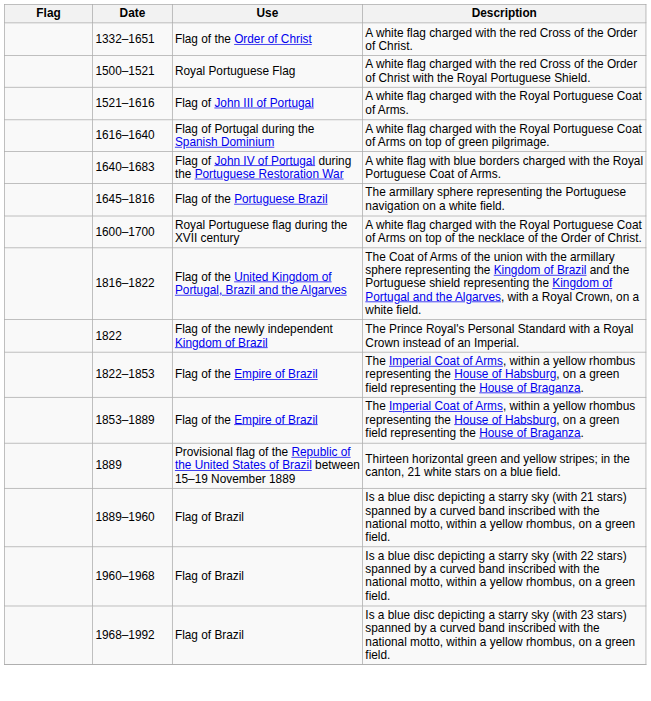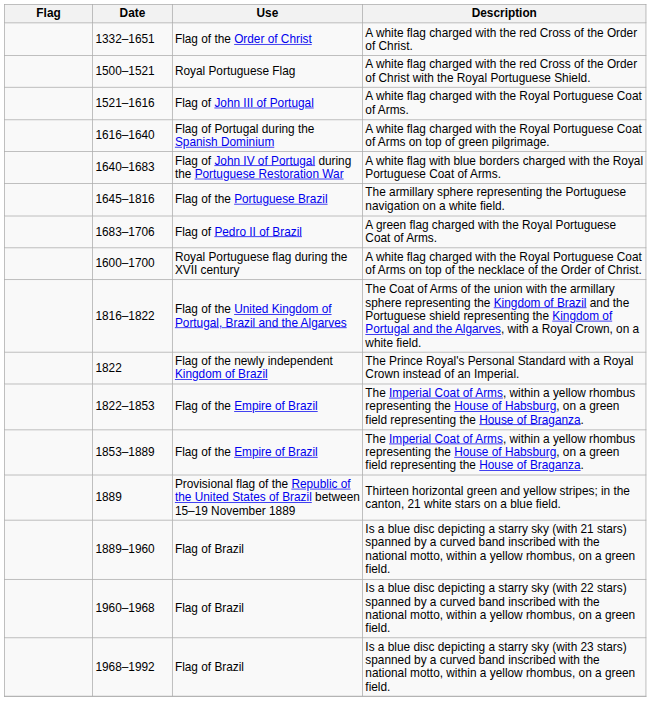+ row: (125, 231)
